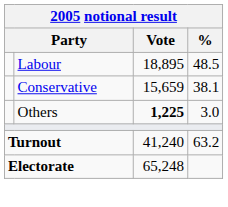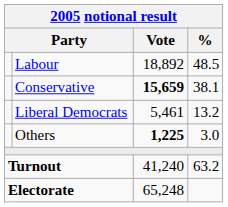(163, 64) 18,895 -> (163, 64) 18,892
(163, 87) normal -> (163, 87) bold
+ row: (71, 111)
